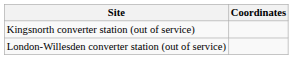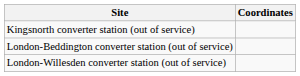+ row: (120, 46)
